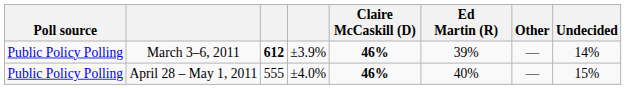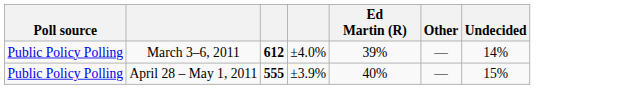- column: (375, 22)
(308, 52) ±3.9% -> (308, 52) ±4.0%
(274, 73) normal -> (274, 73) bold
(308, 73) ±4.0% -> (308, 73) ±3.9%
